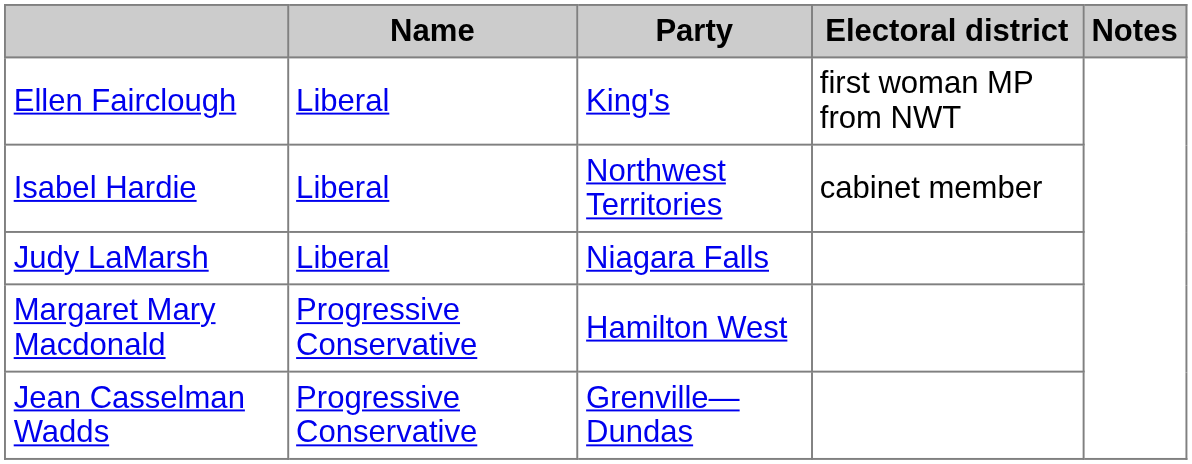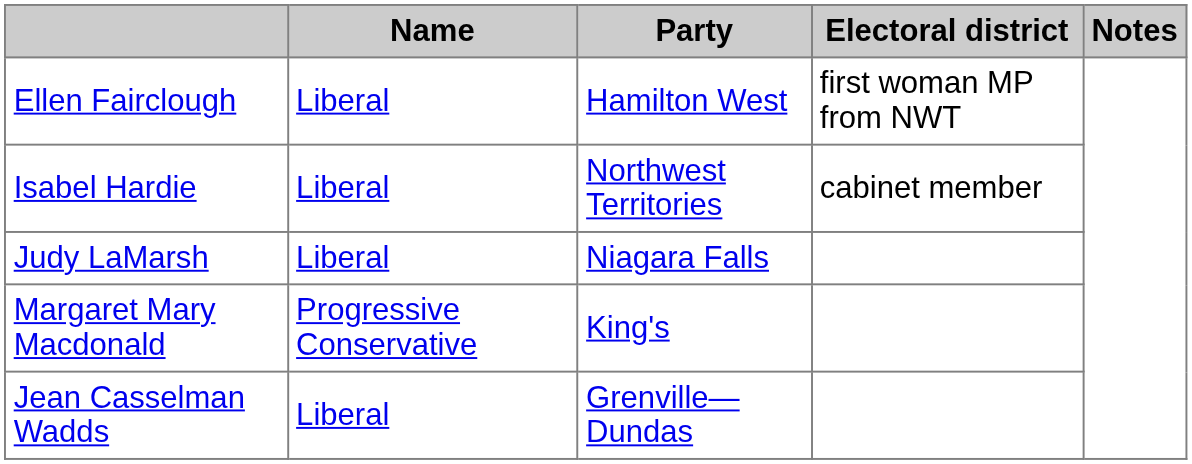(628, 100) King's -> (687, 100) Hamilton West
(687, 327) Hamilton West -> (628, 327) King's
(387, 414) Progressive Conservative -> (343, 414) Liberal
